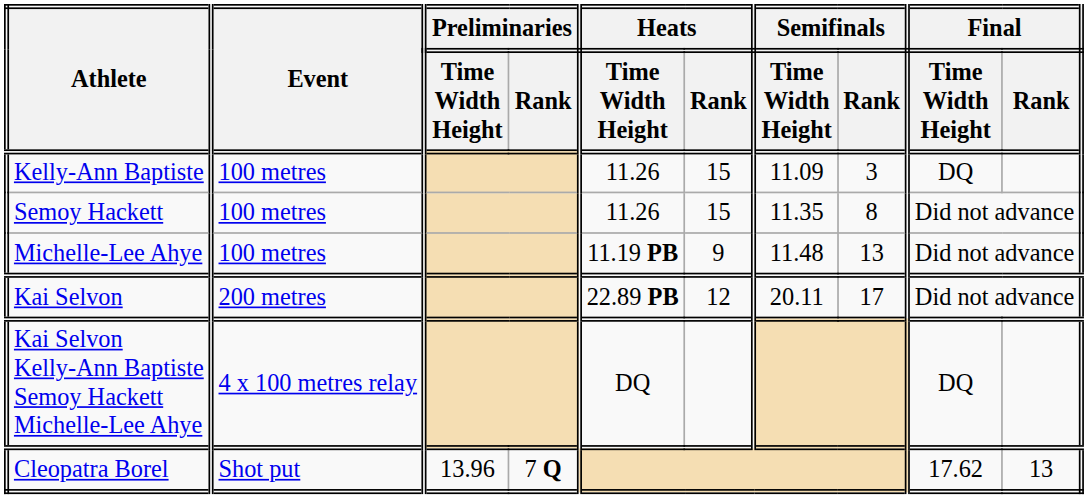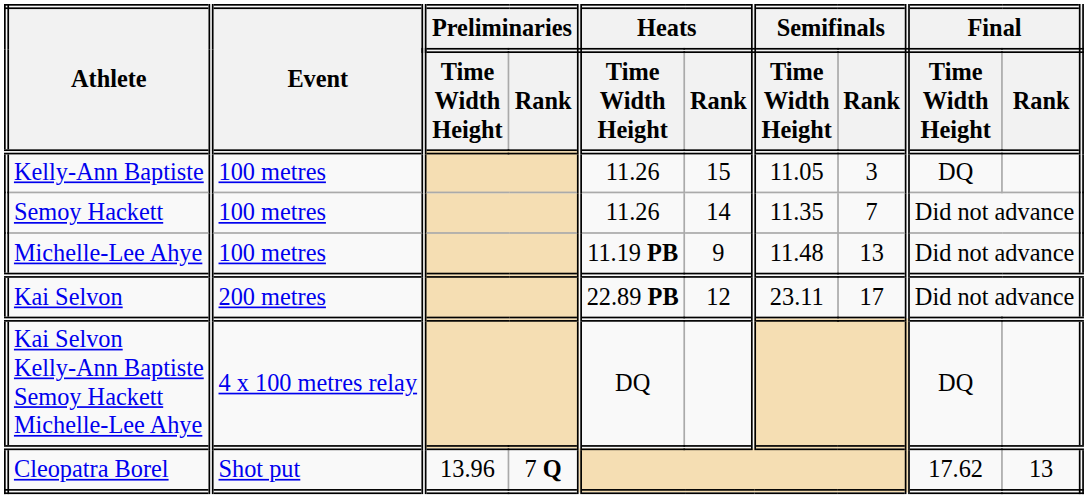(797, 172) 11.09 -> (797, 172) 11.05
(718, 212) 15 -> (718, 212) 14
(872, 212) 8 -> (872, 212) 7
(797, 296) 20.11 -> (797, 296) 23.11
